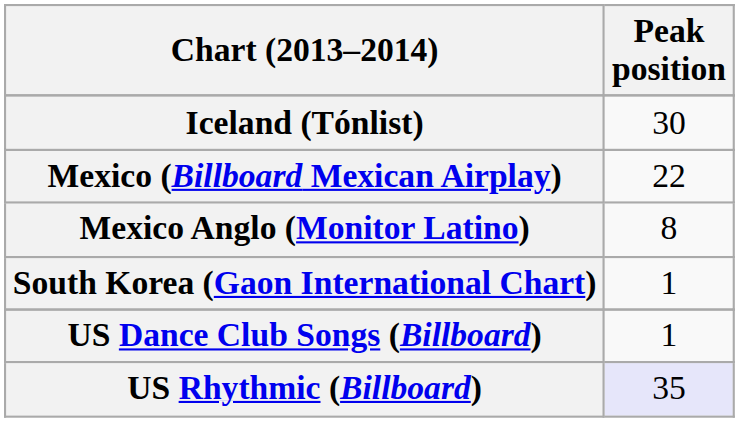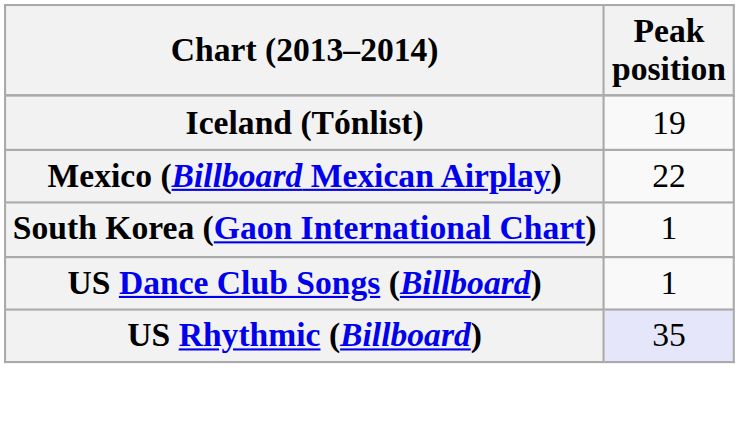(669, 122) 30 -> (669, 122) 19
- row: (305, 228)
